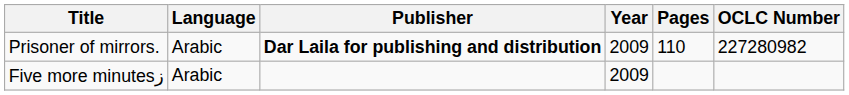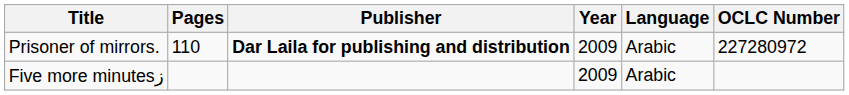columns swapped: (214, 18) <-> (683, 18)
(762, 46) 227280982 -> (762, 46) 227280972
